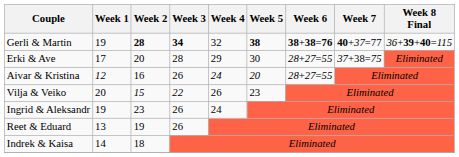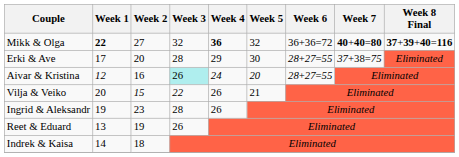+ row: (36, 42)
- row: (39, 42)
(178, 76) no background -> (178, 76) paleturquoise background
(255, 93) 23 -> (255, 93) 21
(178, 110) 26 -> (178, 110) 28
(216, 110) 24 -> (216, 110) 26
